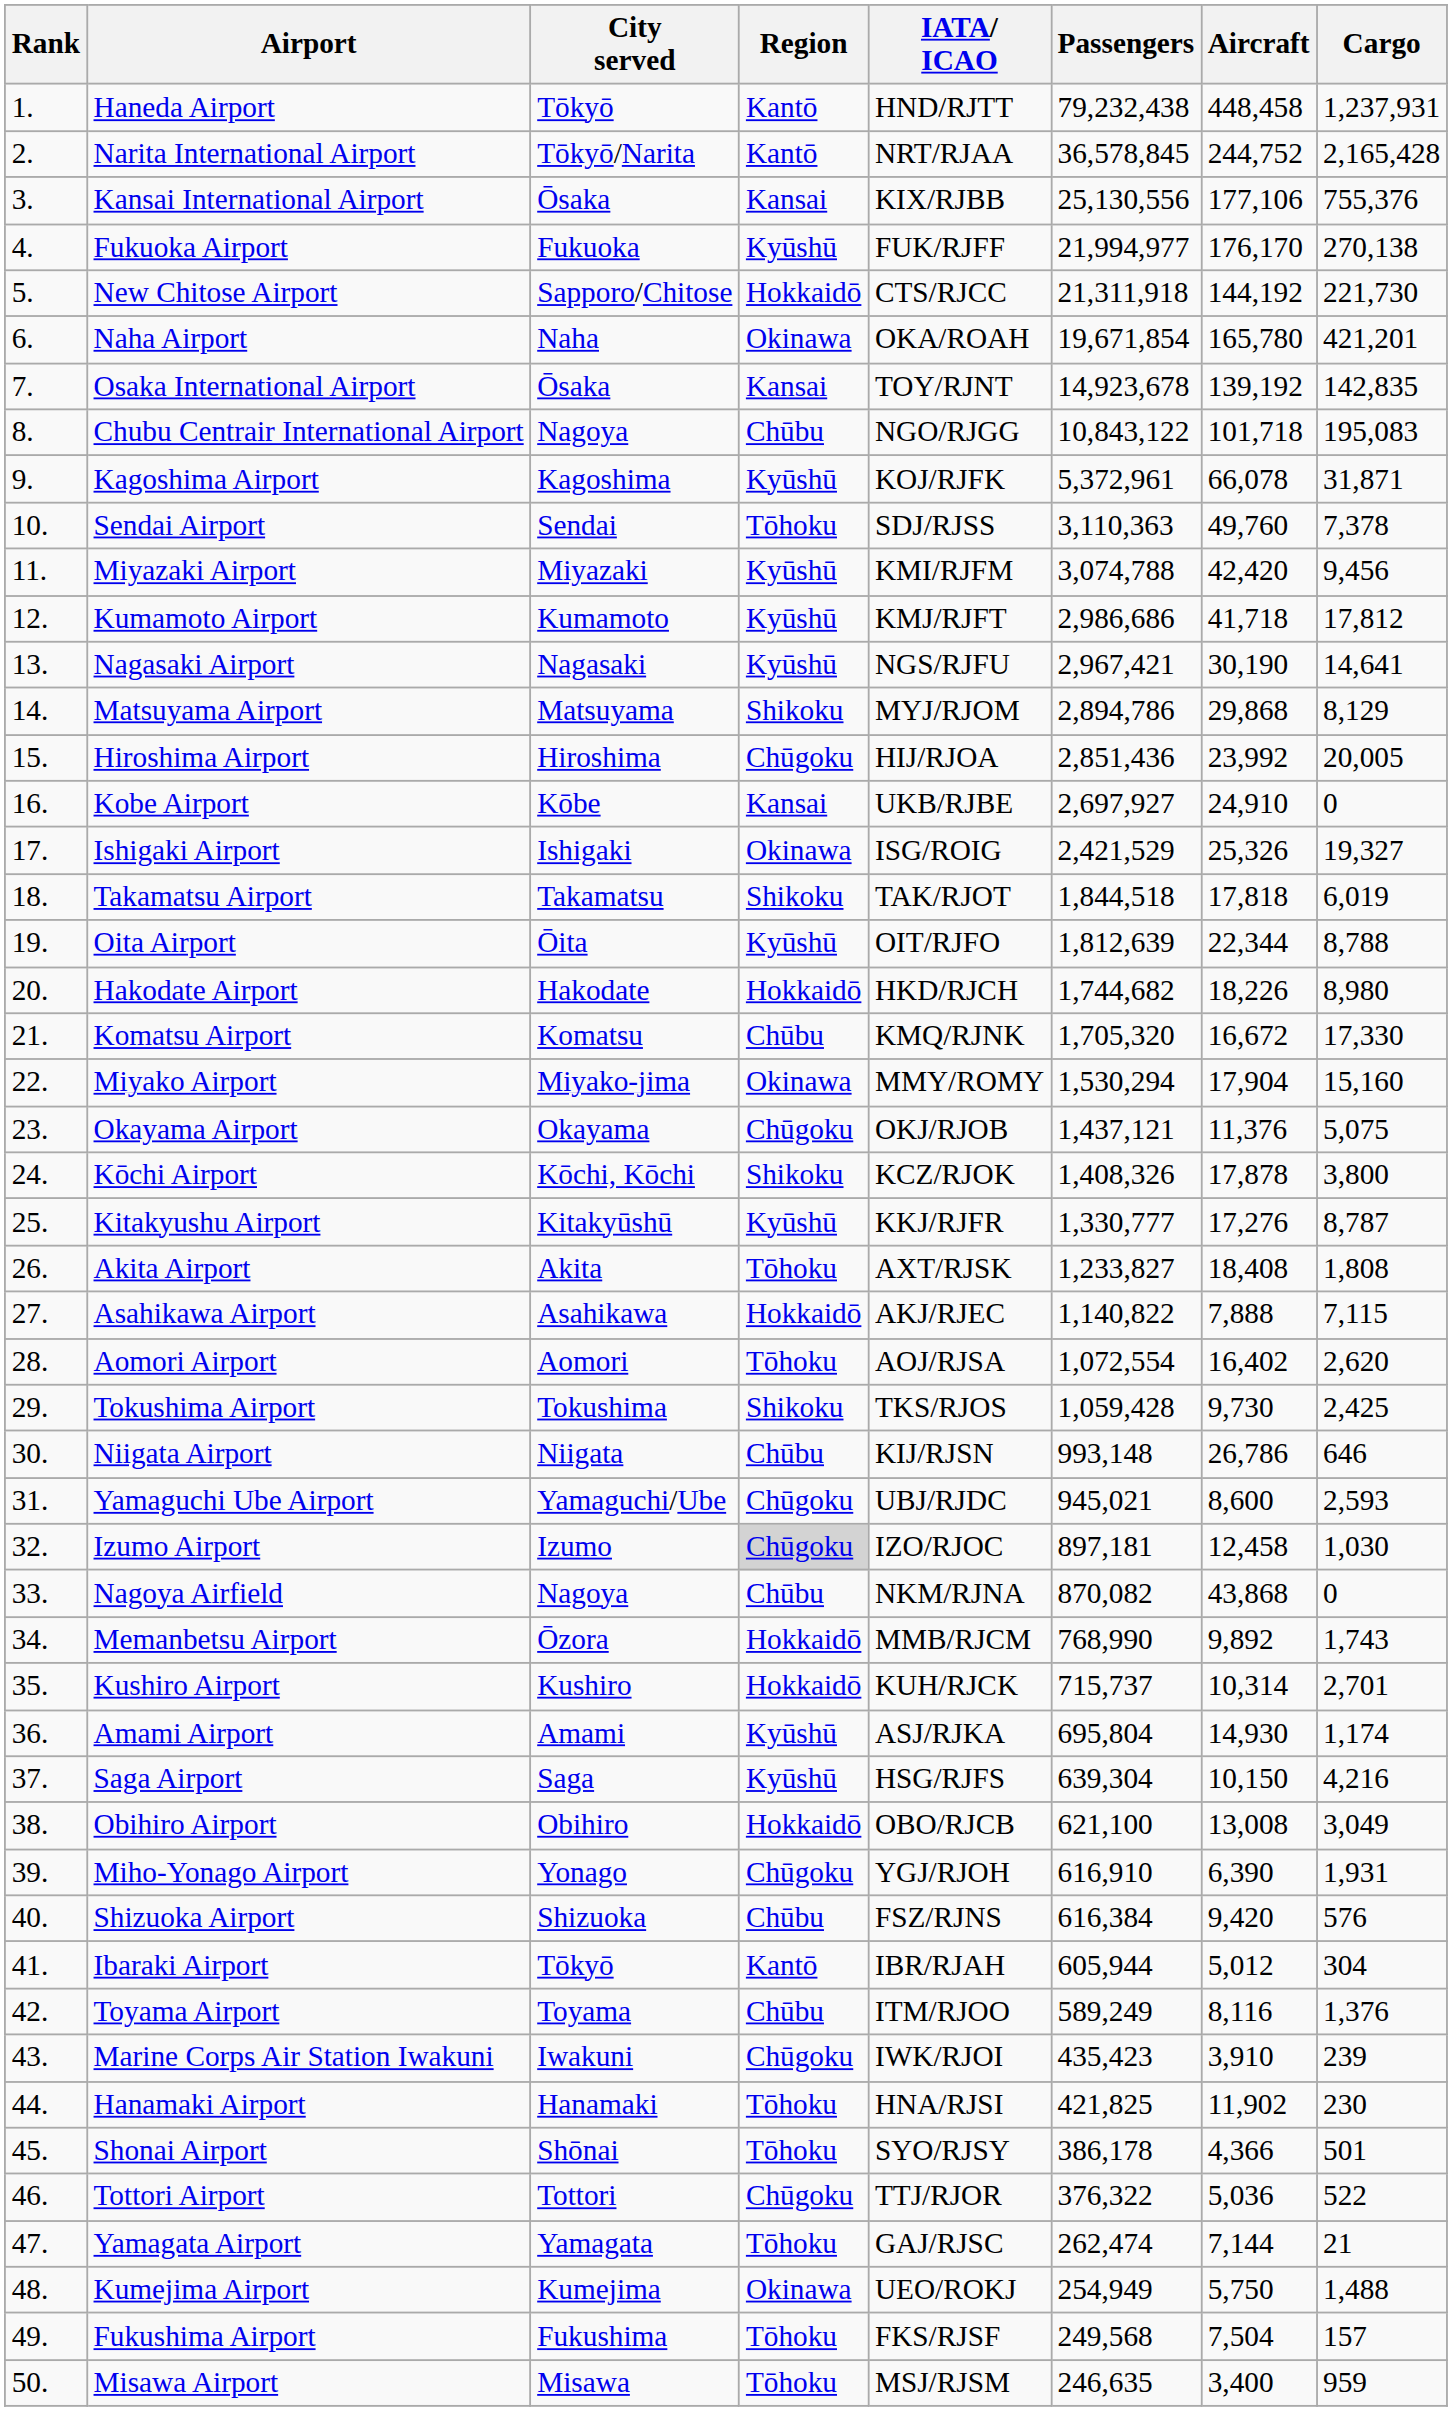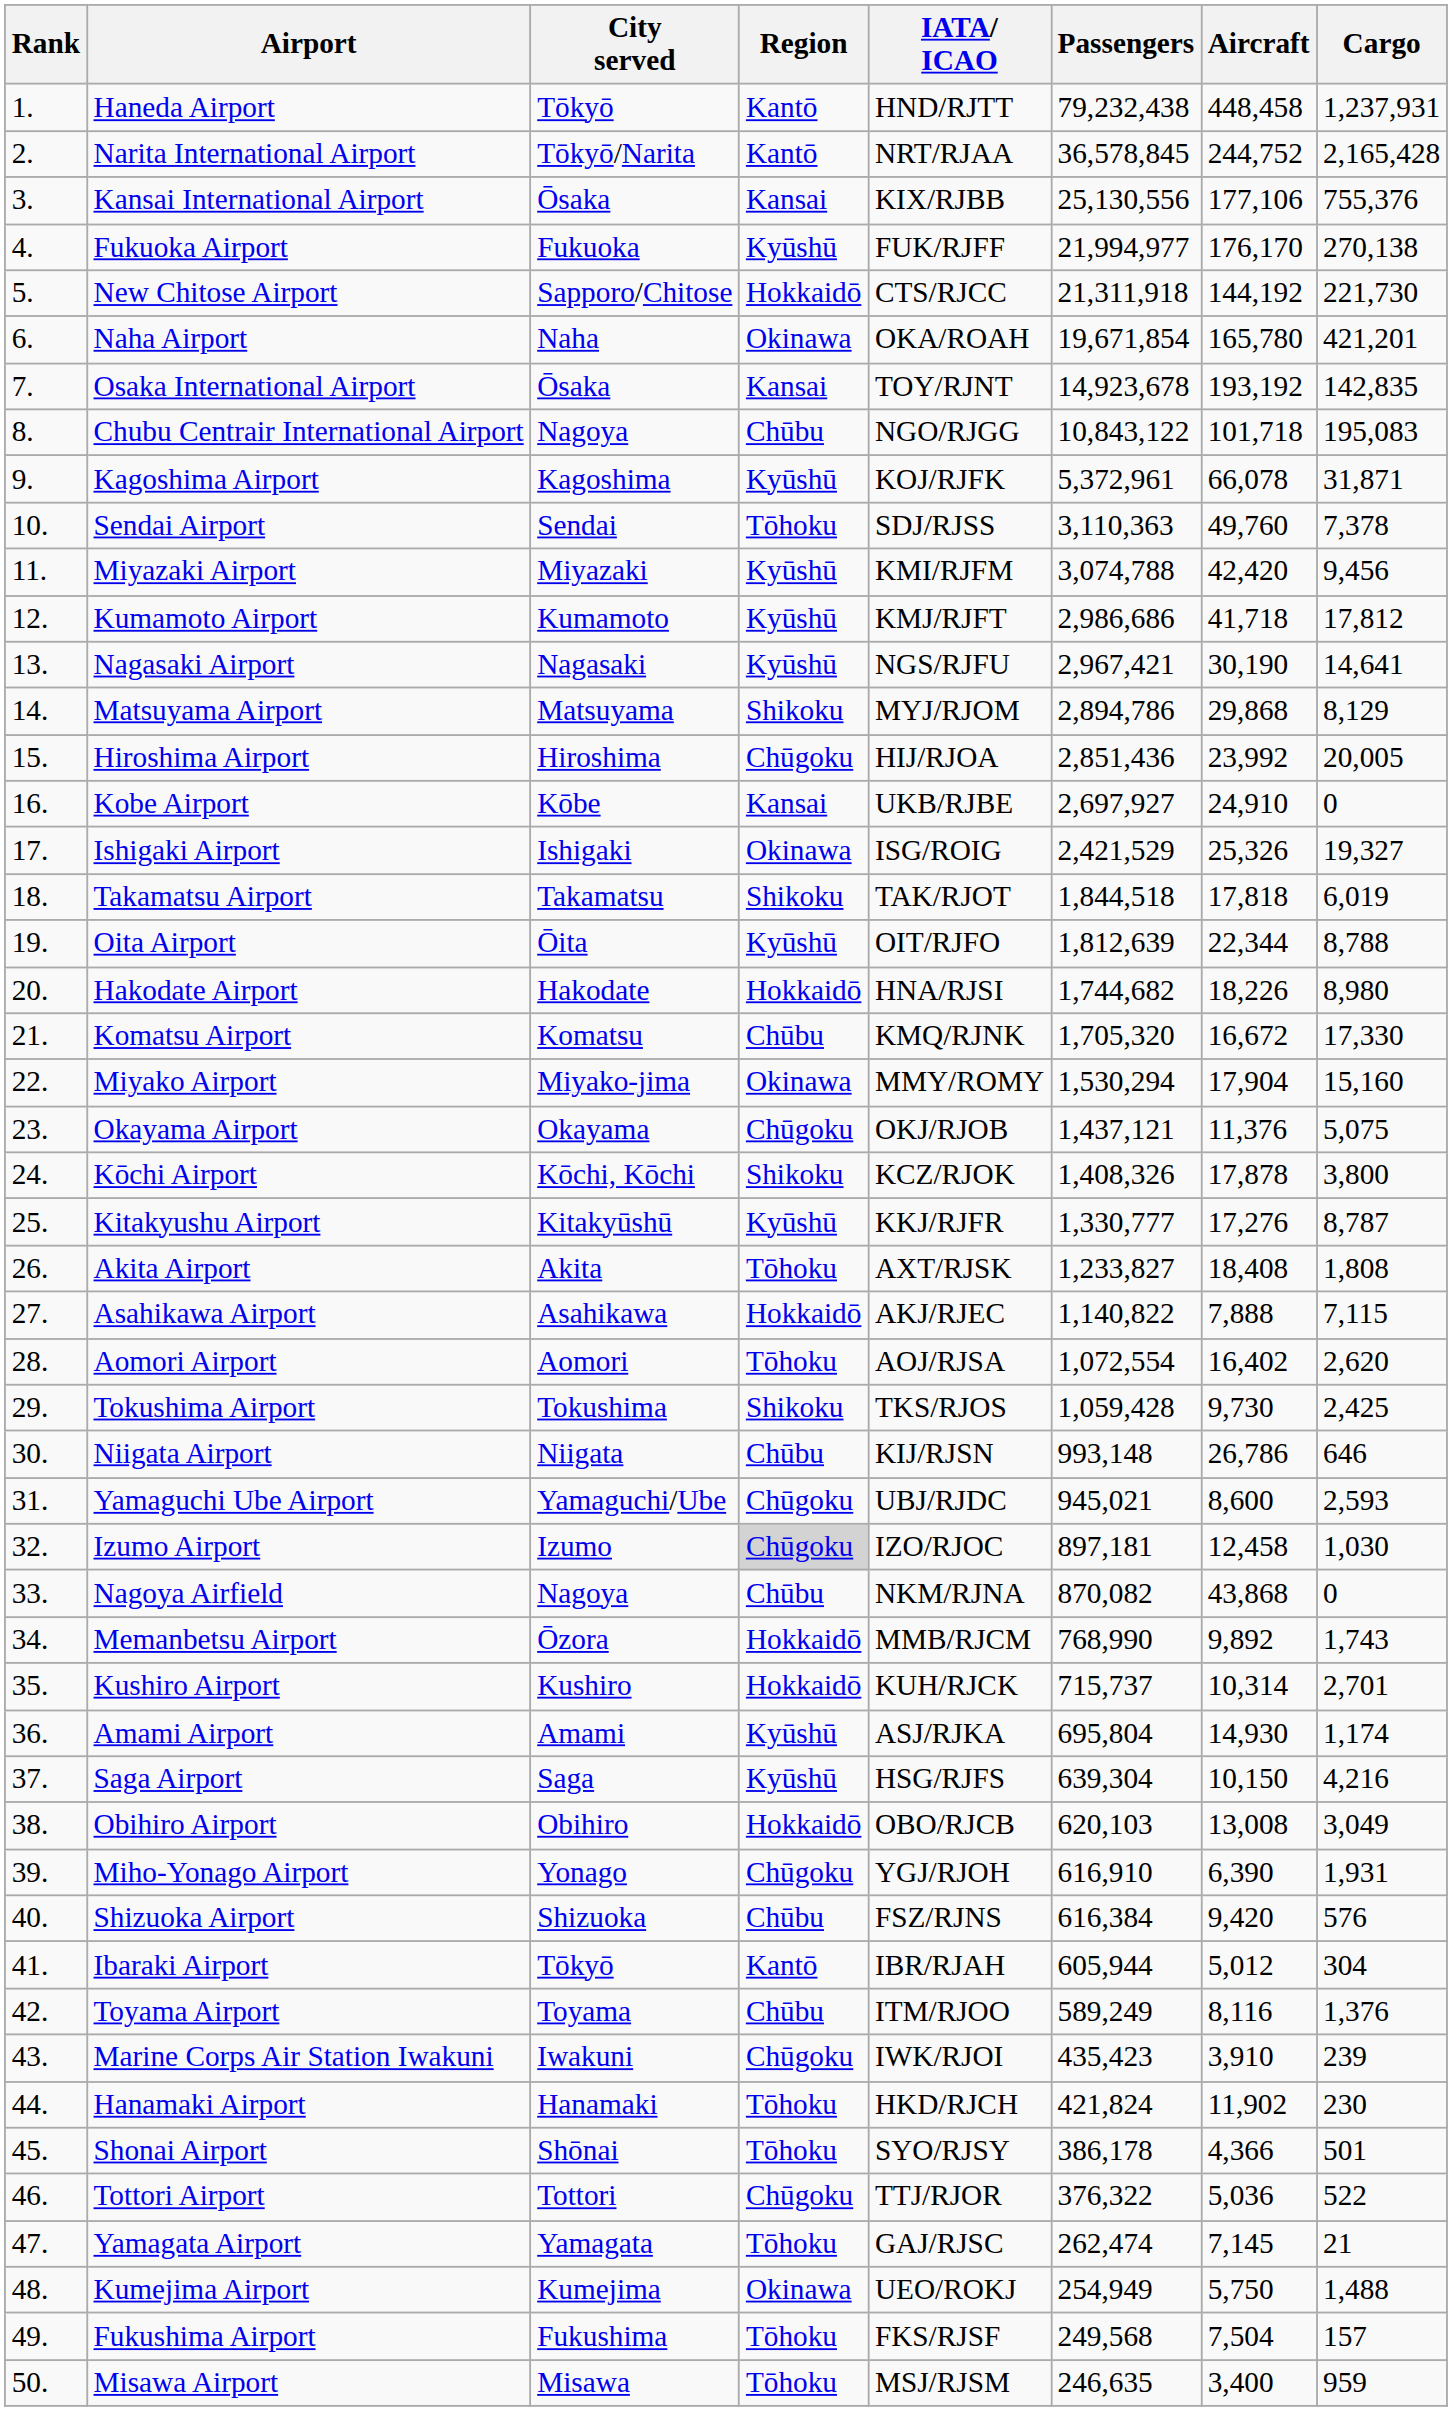(1255, 385) 139,192 -> (1255, 385) 193,192
(946, 989) HKD/RJCH -> (939, 989) HNA/RJSI
(1105, 1825) 621,100 -> (1105, 1825) 620,103
(939, 2103) HNA/RJSI -> (946, 2103) HKD/RJCH
(1105, 2103) 421,825 -> (1105, 2103) 421,824
(1241, 2243) 7,144 -> (1241, 2243) 7,145
